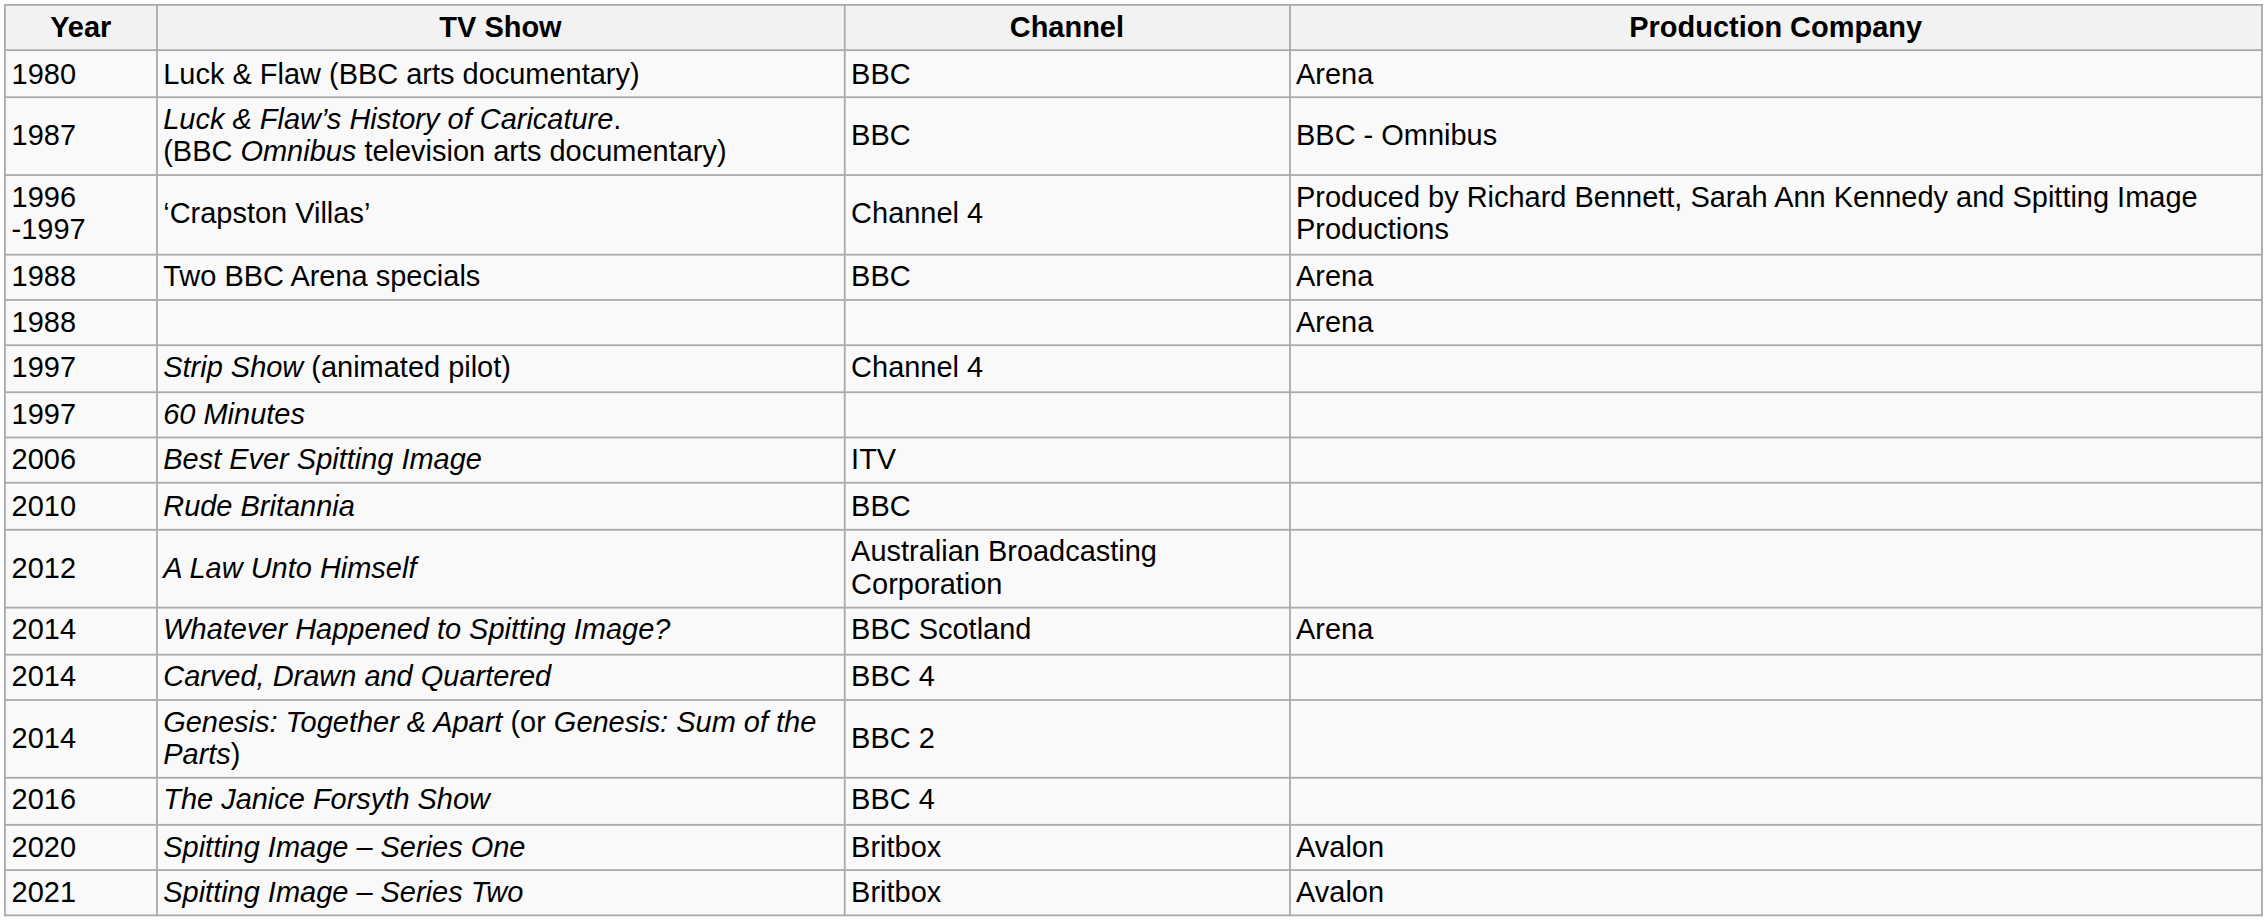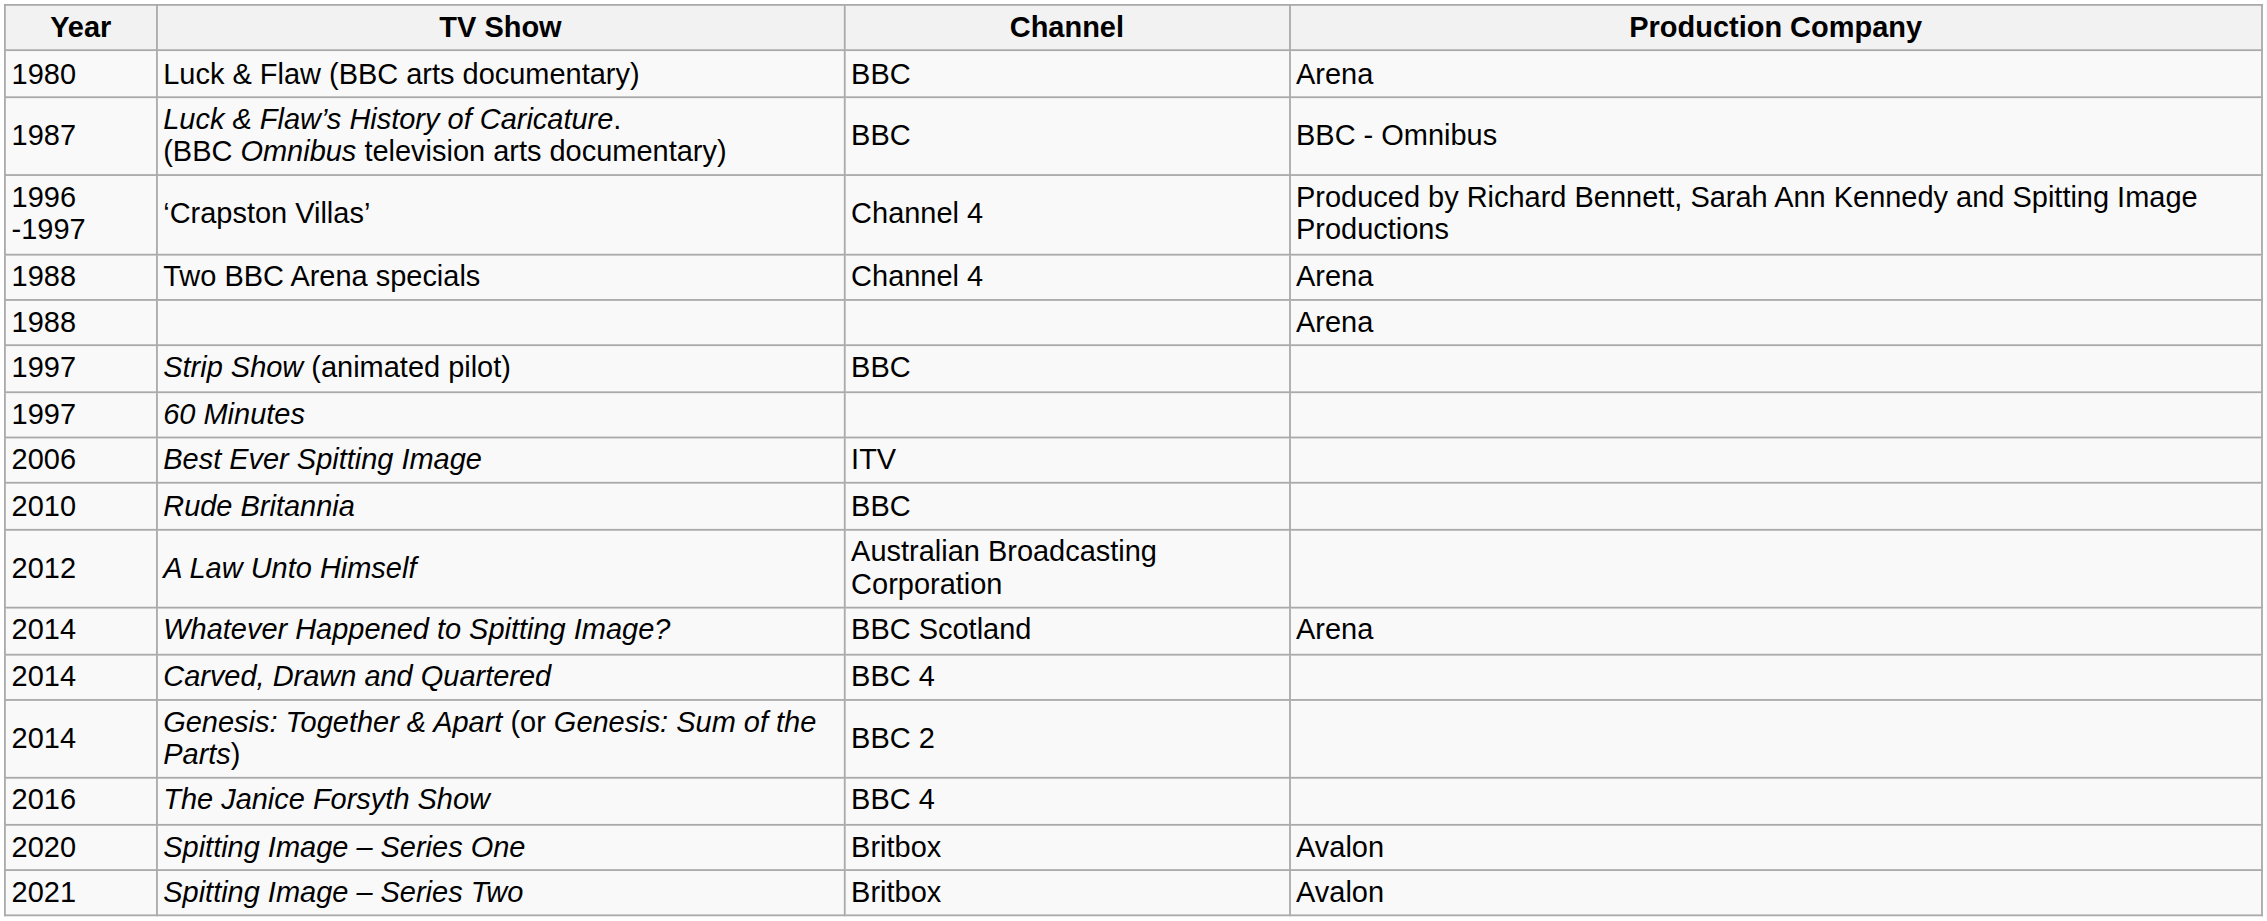(881, 276) BBC -> (917, 276) Channel 4
(917, 368) Channel 4 -> (881, 368) BBC
